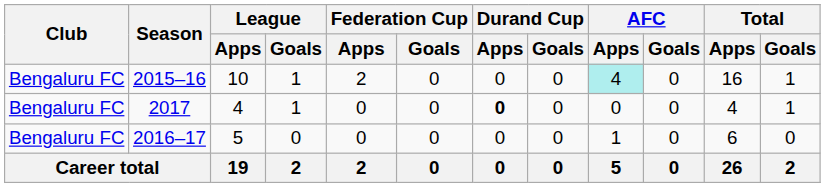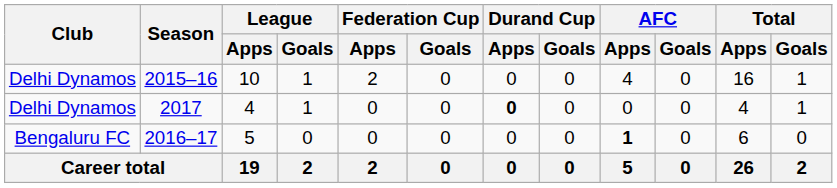(67, 78) Bengaluru FC -> (72, 78) Delhi Dynamos
(616, 78) paleturquoise background -> (627, 78) no background
(67, 108) Bengaluru FC -> (72, 108) Delhi Dynamos
(616, 138) normal -> (627, 138) bold
